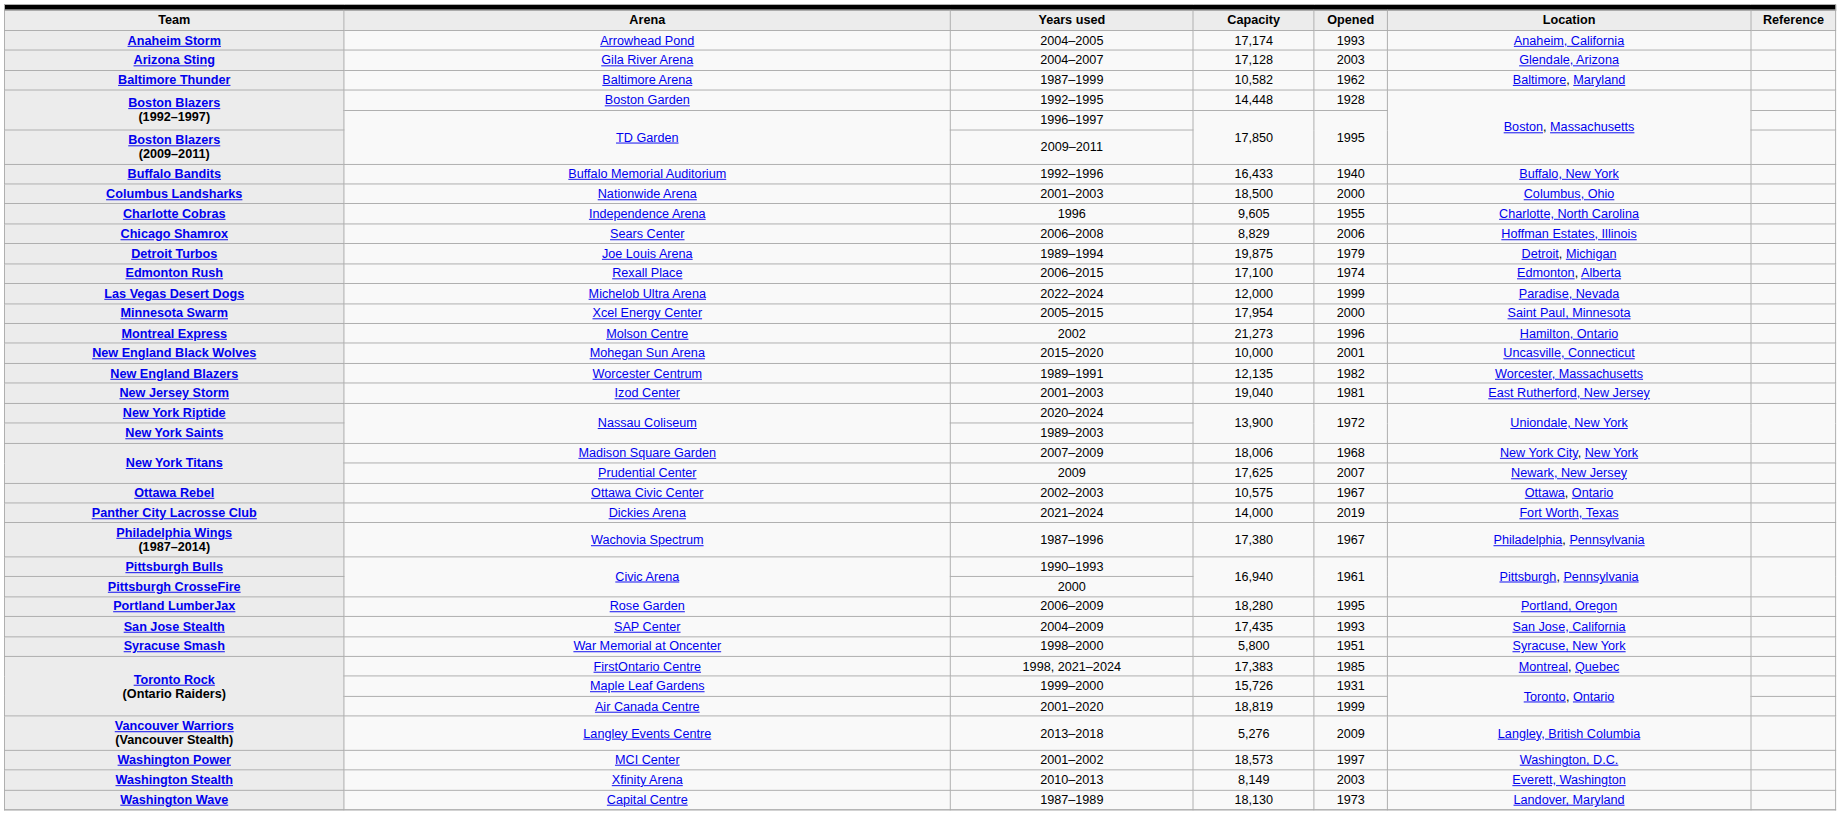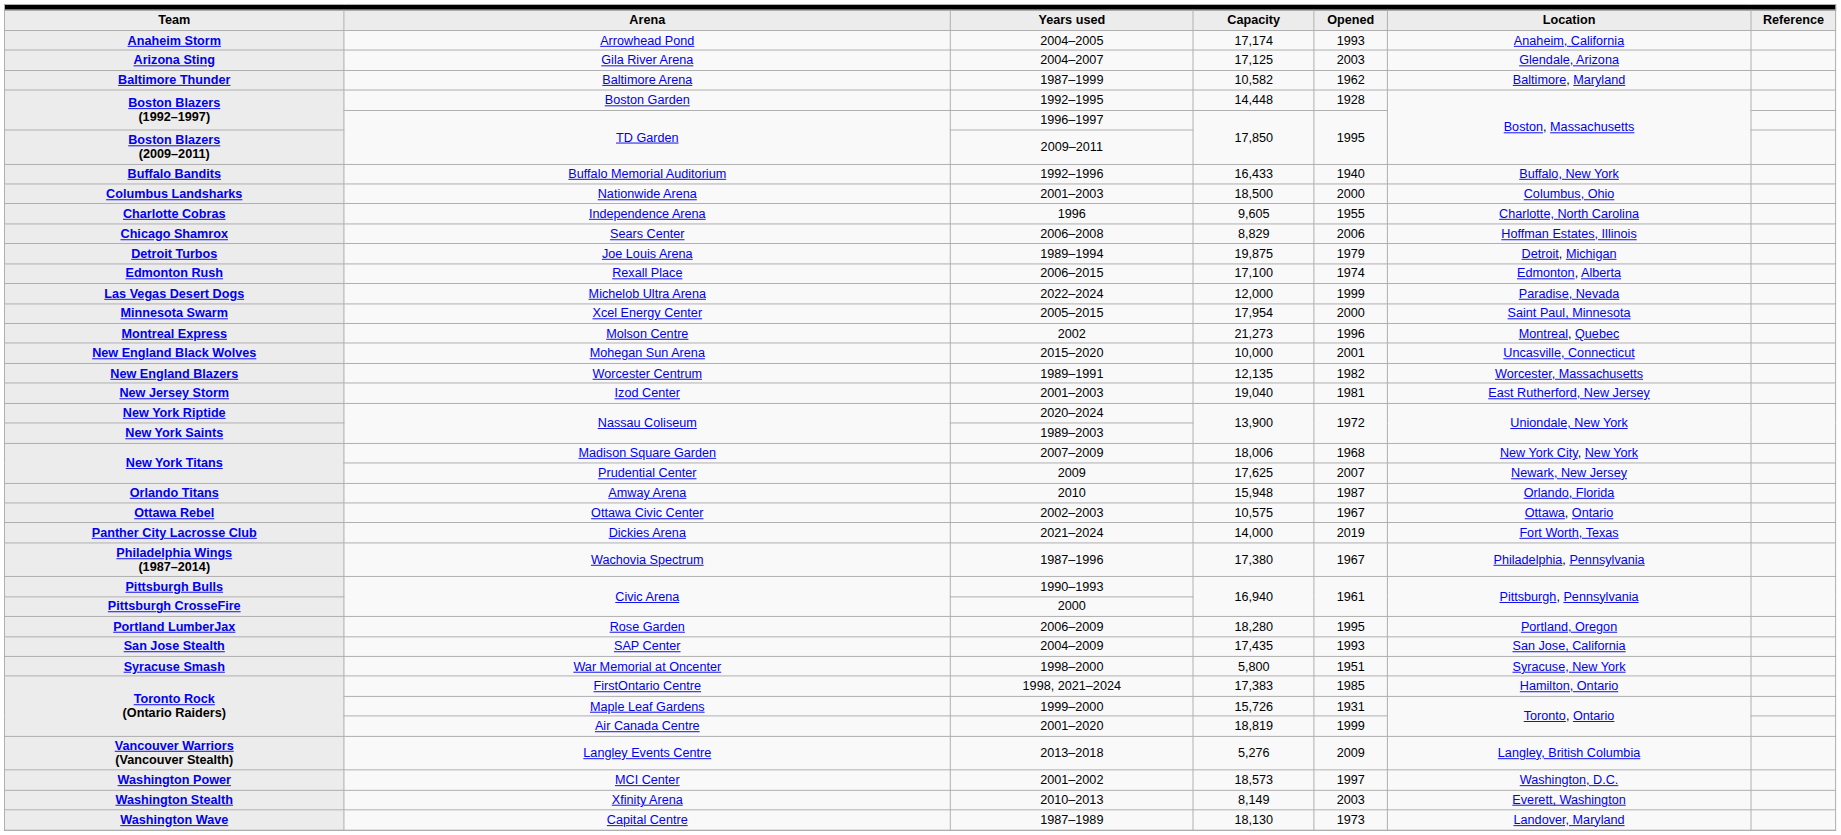(1254, 60) 17,128 -> (1254, 60) 17,125
(1569, 333) Hamilton, Ontario -> (1569, 333) Montreal, Quebec
+ row: (647, 493)
(1569, 666) Montreal, Quebec -> (1569, 686) Hamilton, Ontario
